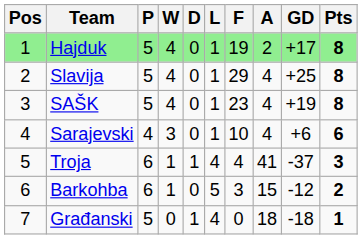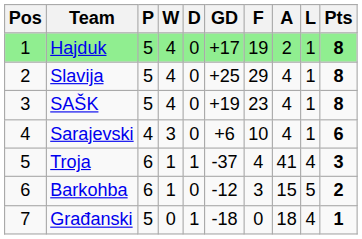columns swapped: (215, 18) <-> (301, 18)
